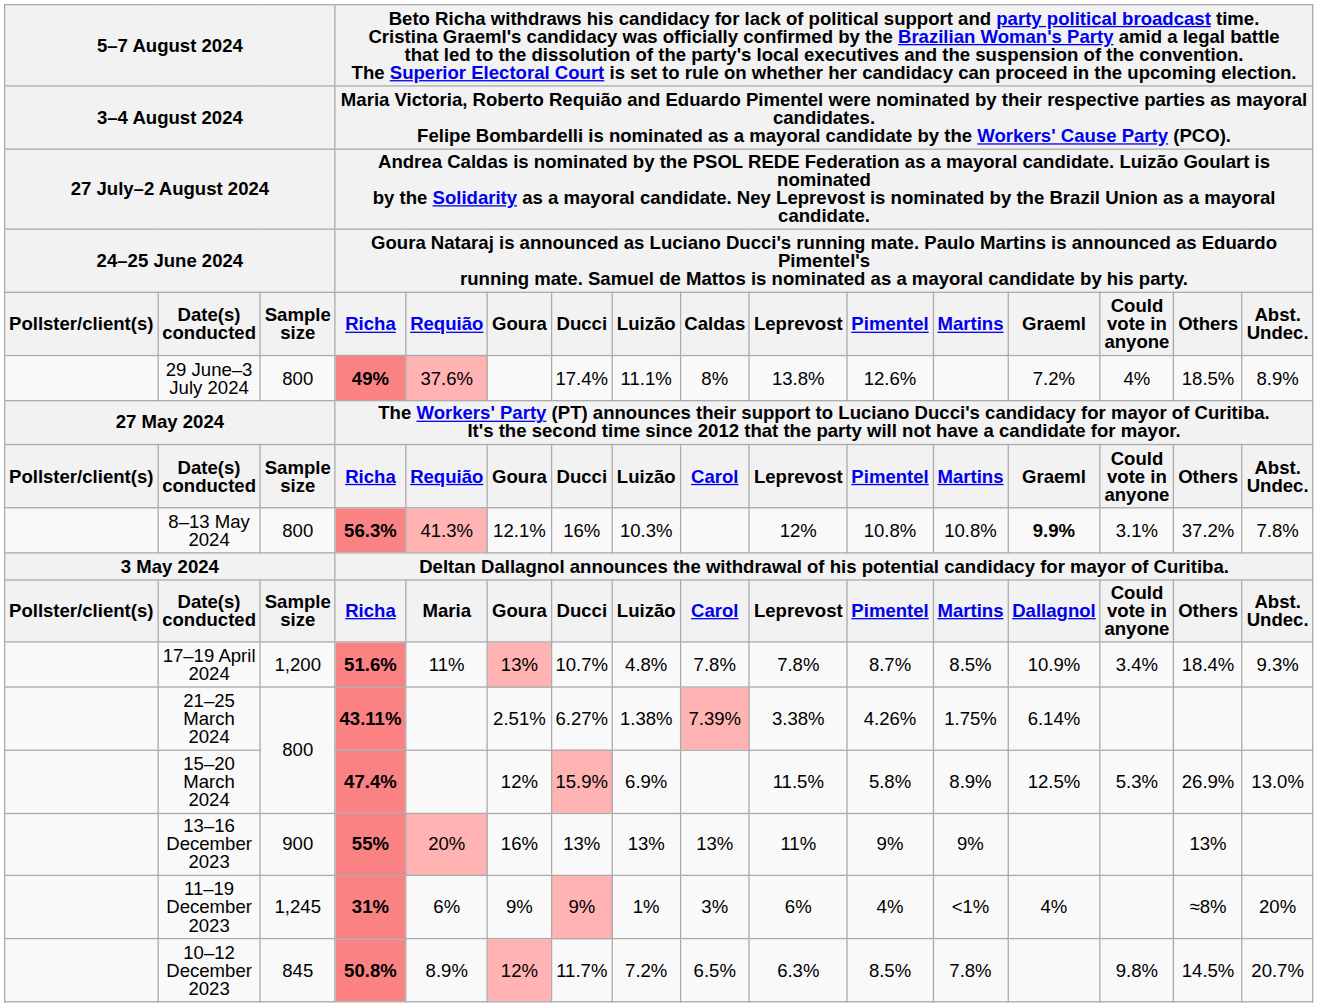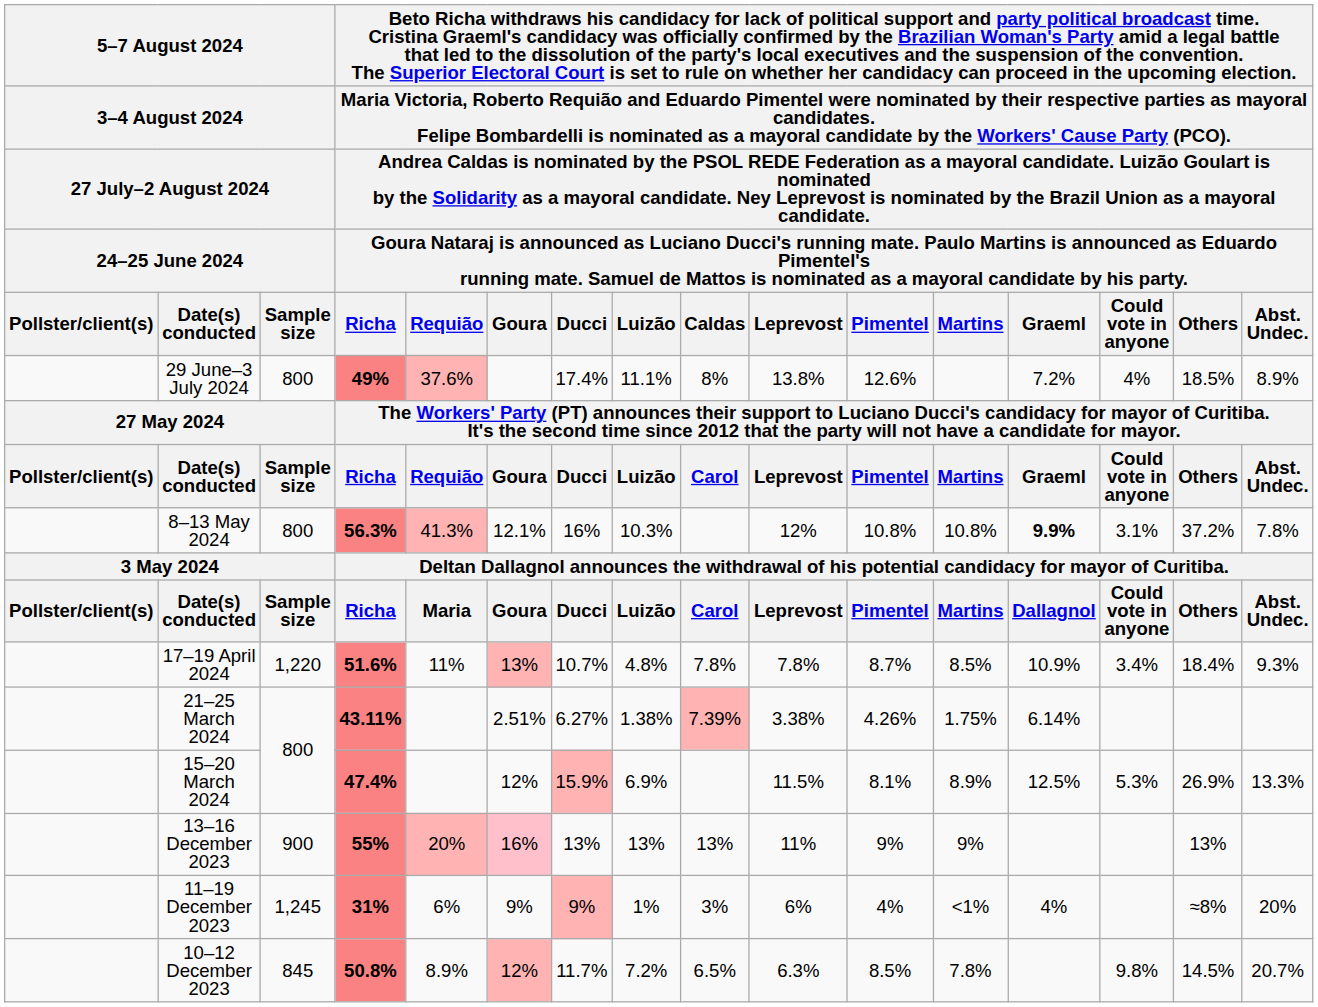(298, 665) 1,200 -> (298, 665) 1,220
(890, 782) 5.8% -> (890, 782) 8.1%
(1278, 782) 13.0% -> (1278, 782) 13.3%
(519, 845) no background -> (519, 845) pink background
